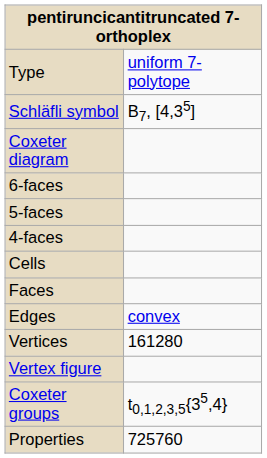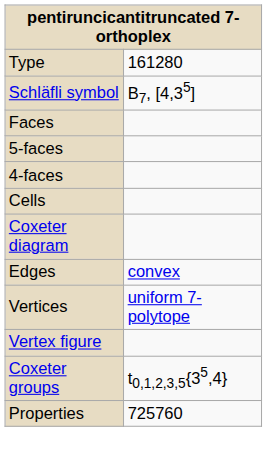(165, 71) uniform 7-polytope -> (155, 62) 161280
rows swapped: (39, 150) <-> (31, 290)
- row: (36, 185)
(155, 342) 161280 -> (165, 307) uniform 7-polytope
